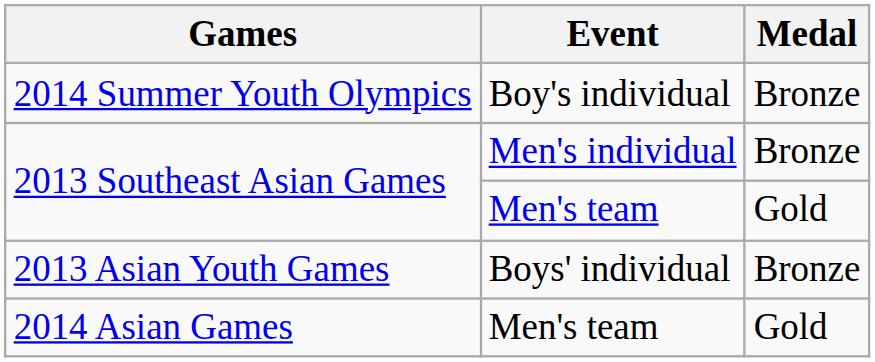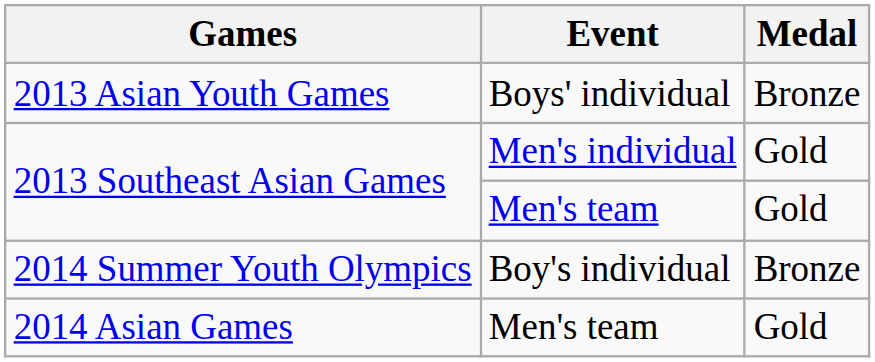rows swapped: (202, 268) <-> (243, 92)
(807, 151) Bronze -> (791, 151) Gold
